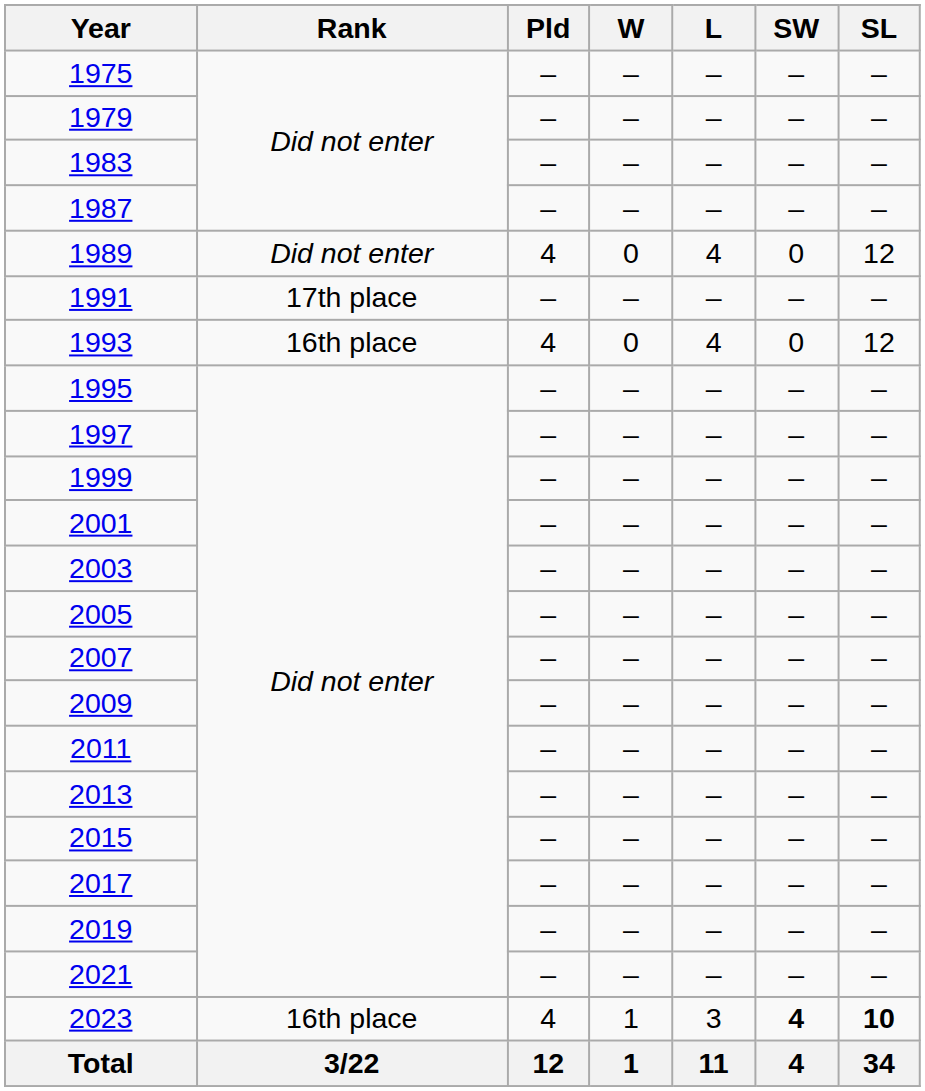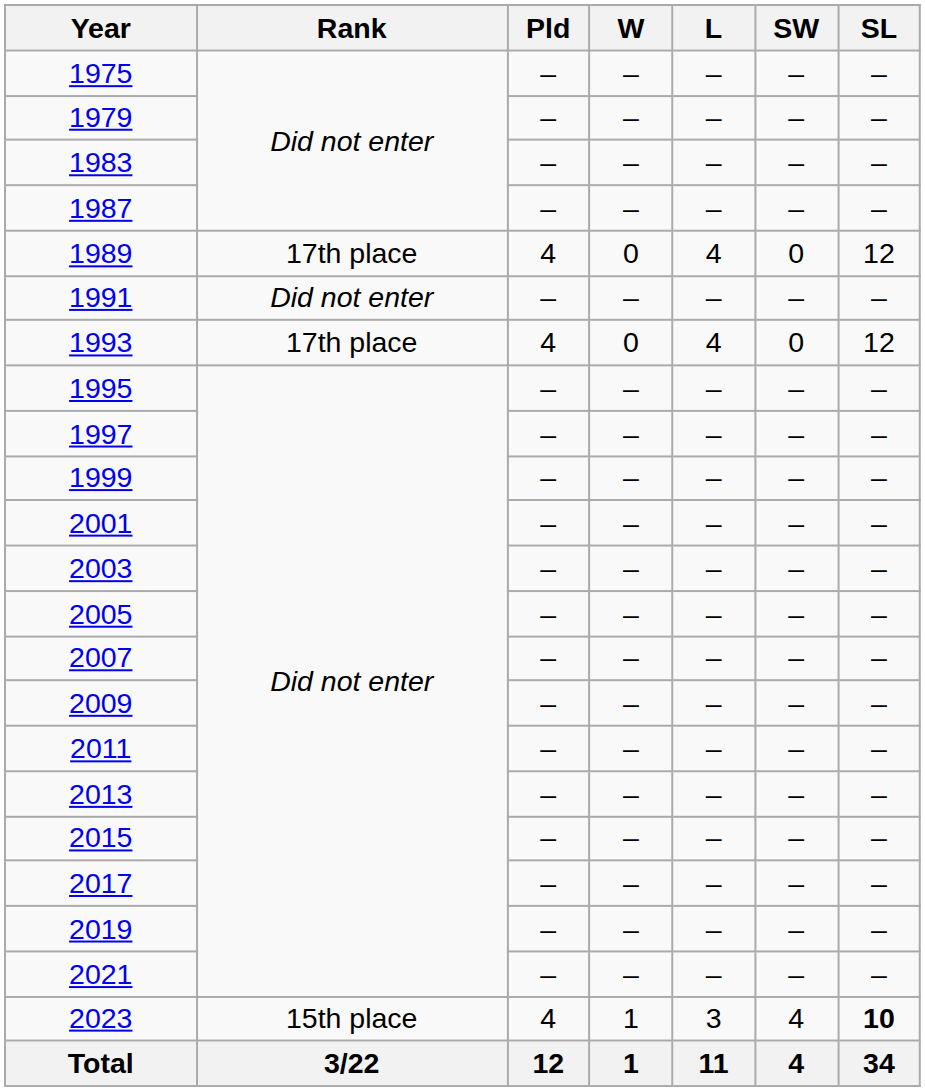(352, 253) Did not enter -> (352, 253) 17th place
(352, 298) 17th place -> (352, 298) Did not enter
(352, 343) 16th place -> (352, 343) 17th place
(352, 1019) 16th place -> (352, 1019) 15th place
(796, 1019) bold -> (796, 1019) normal
